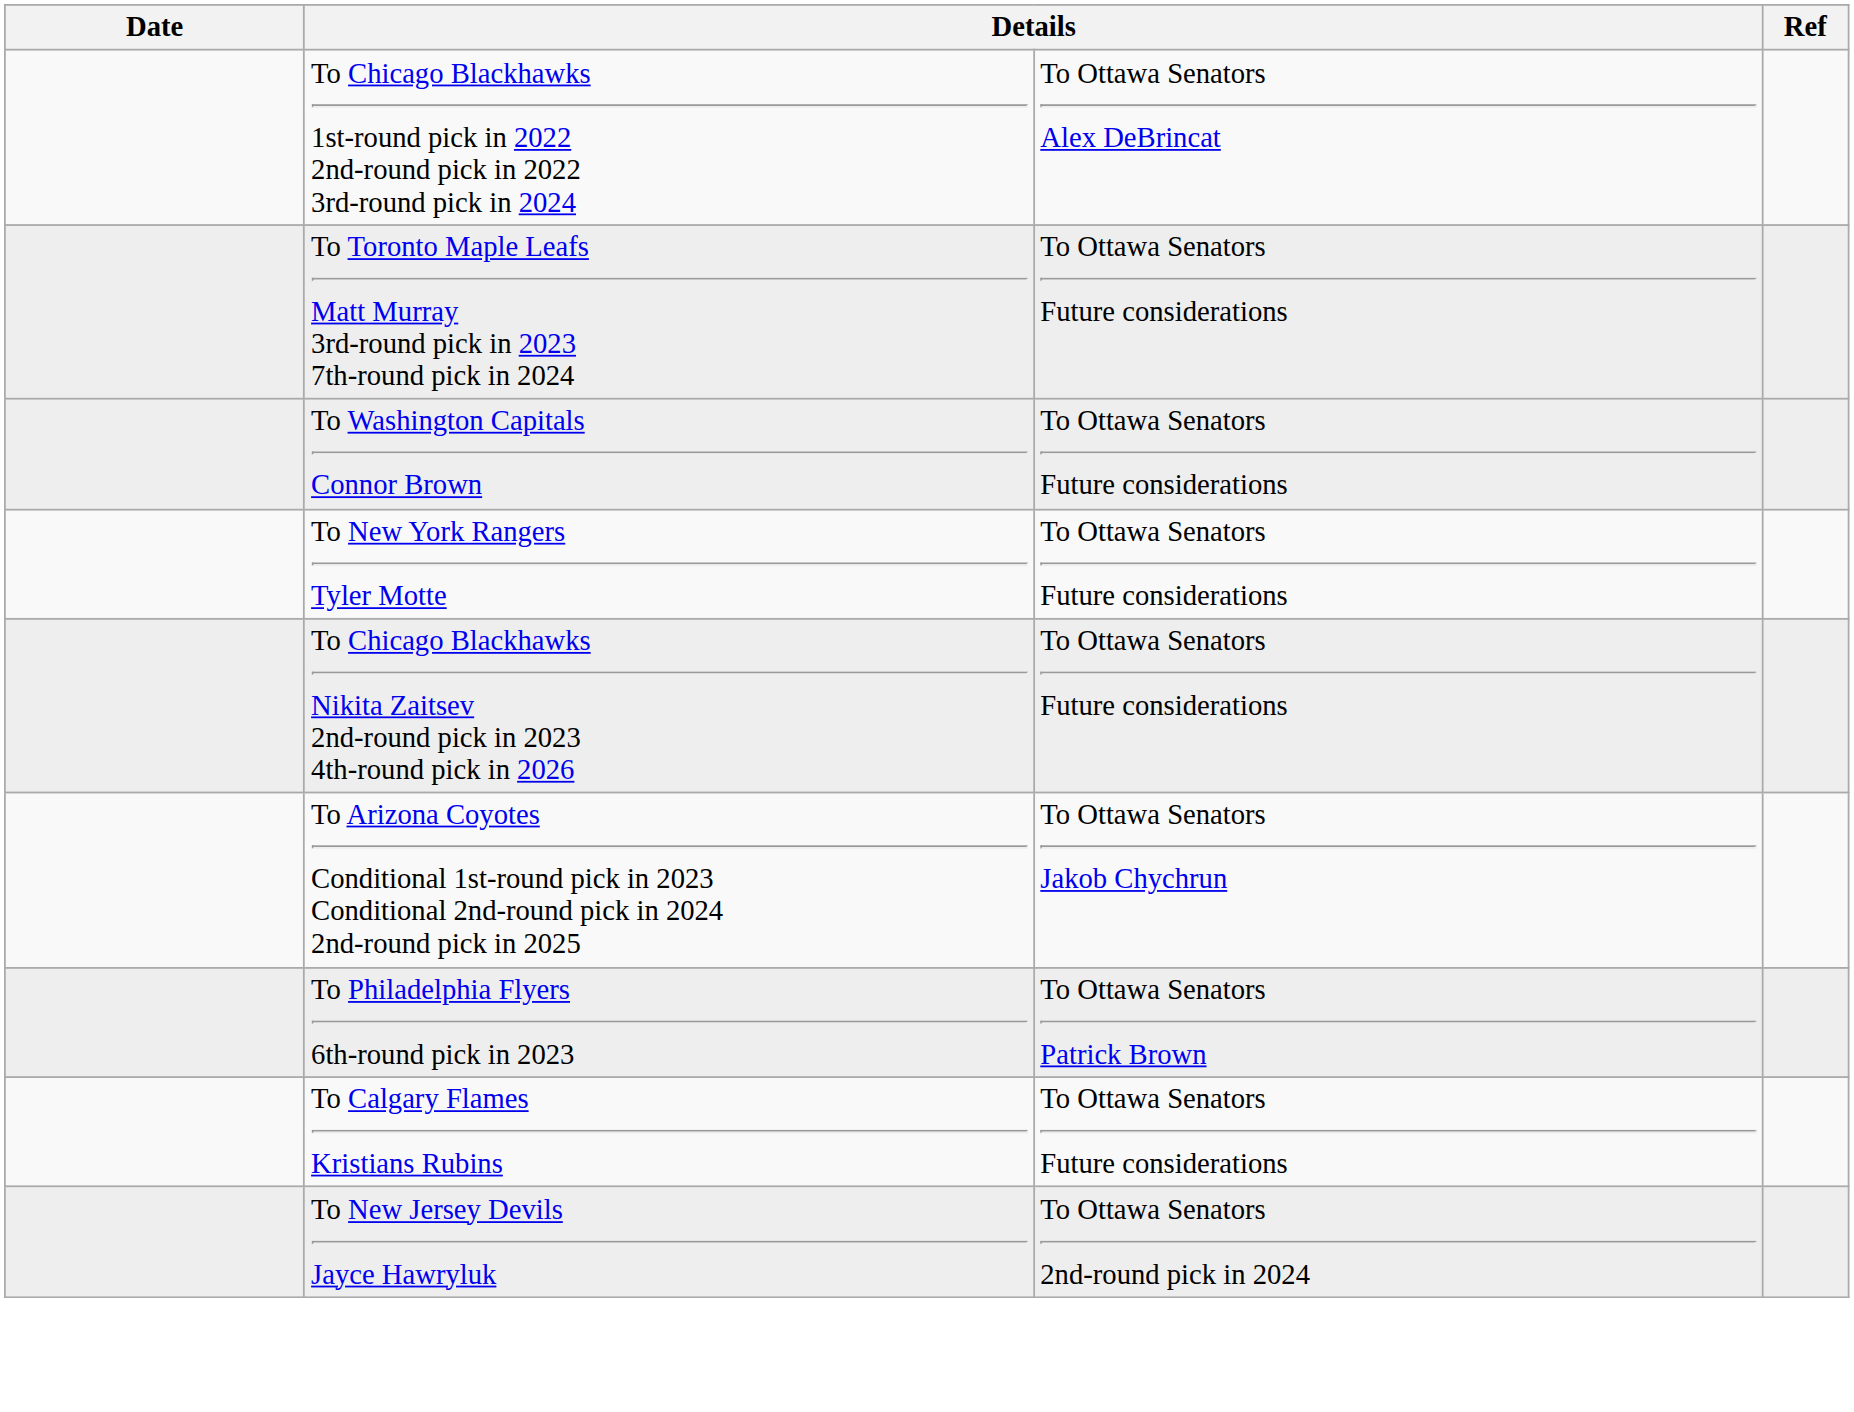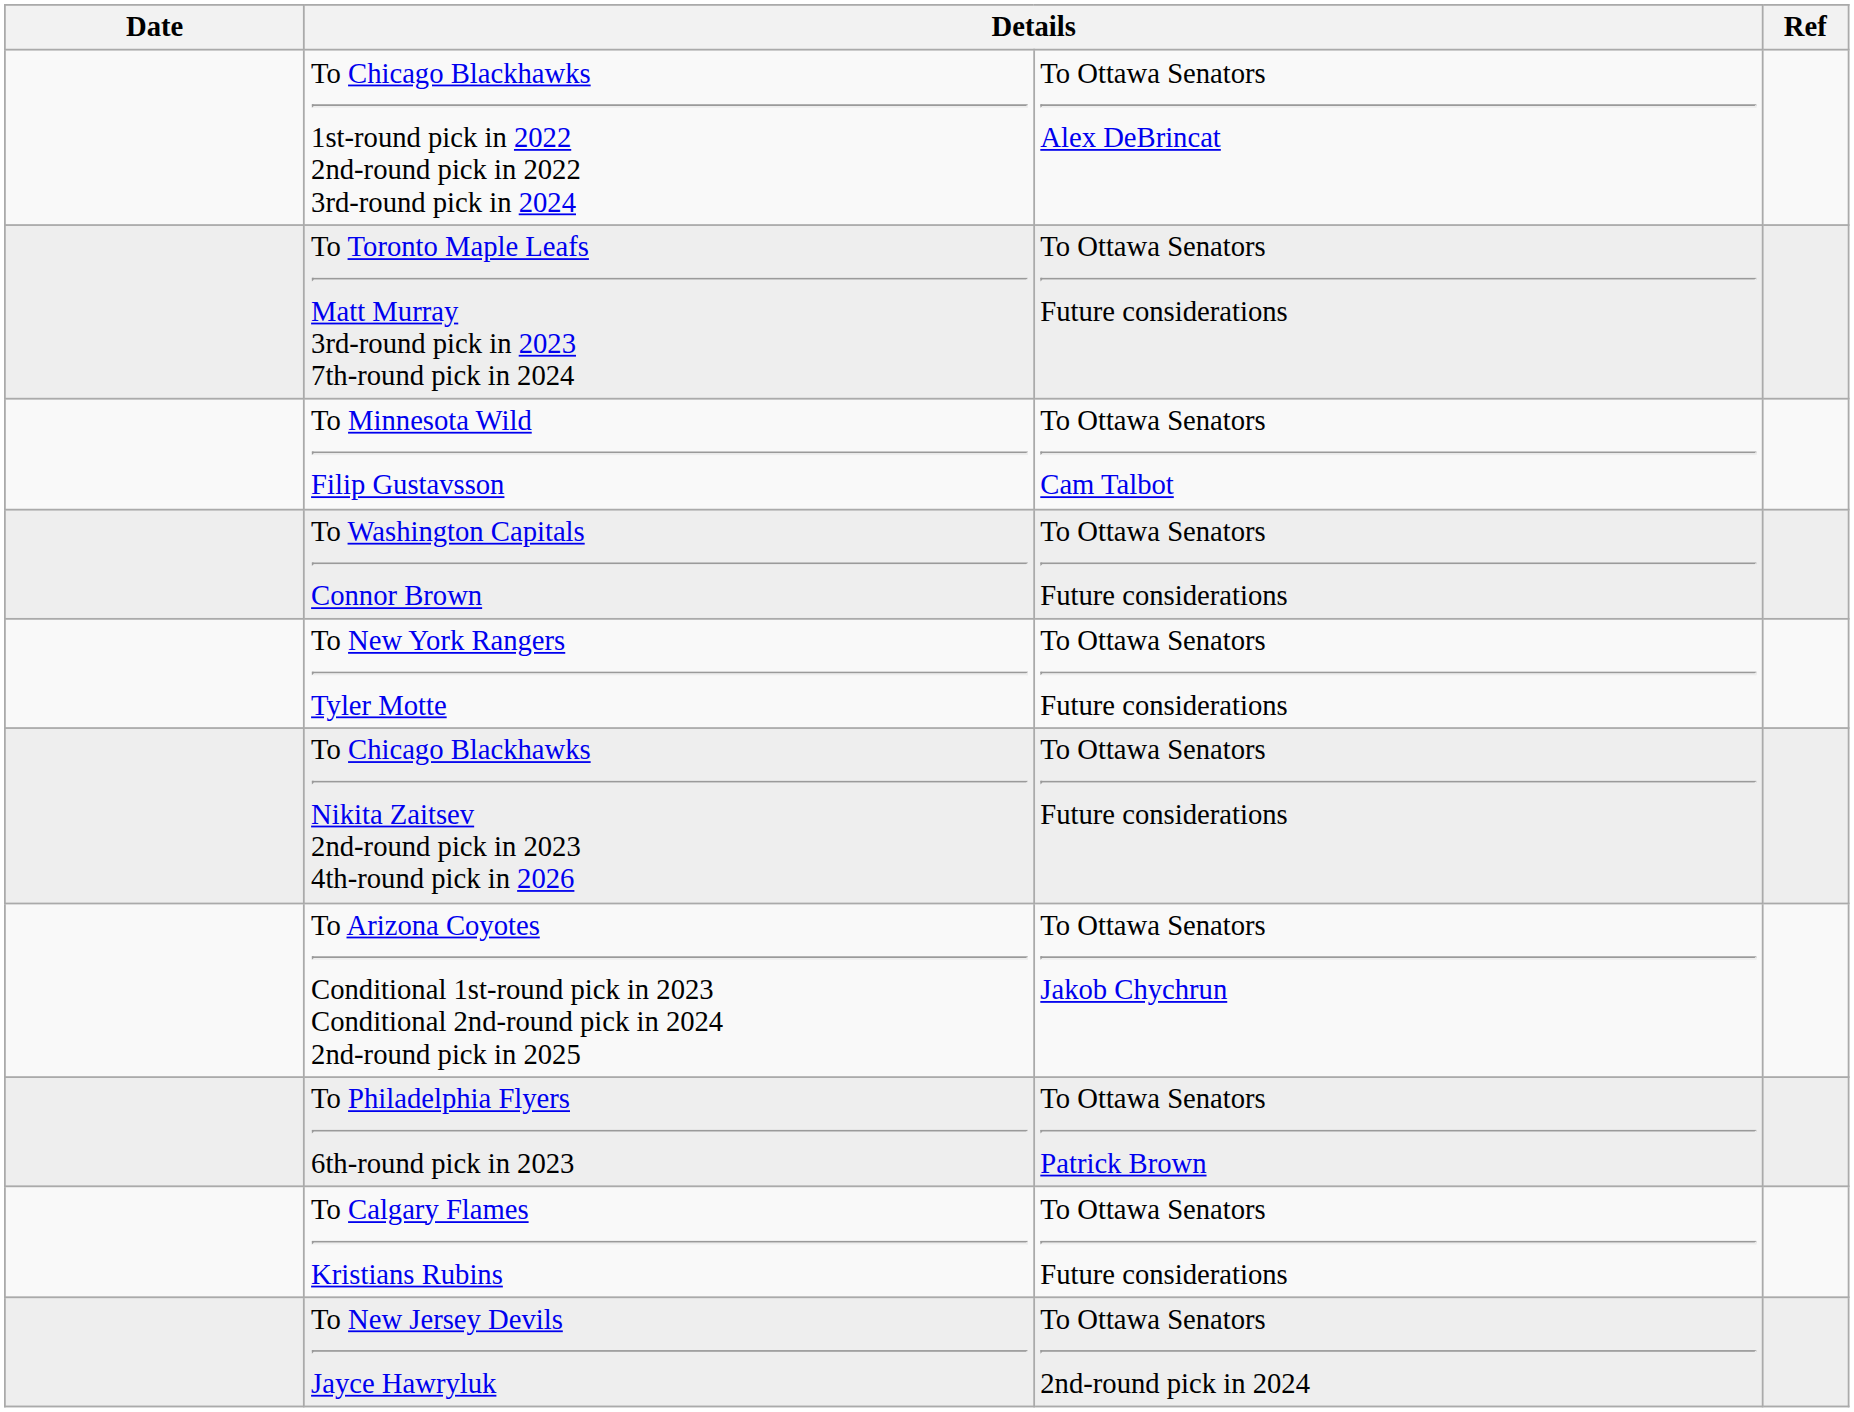+ row: (669, 453)
